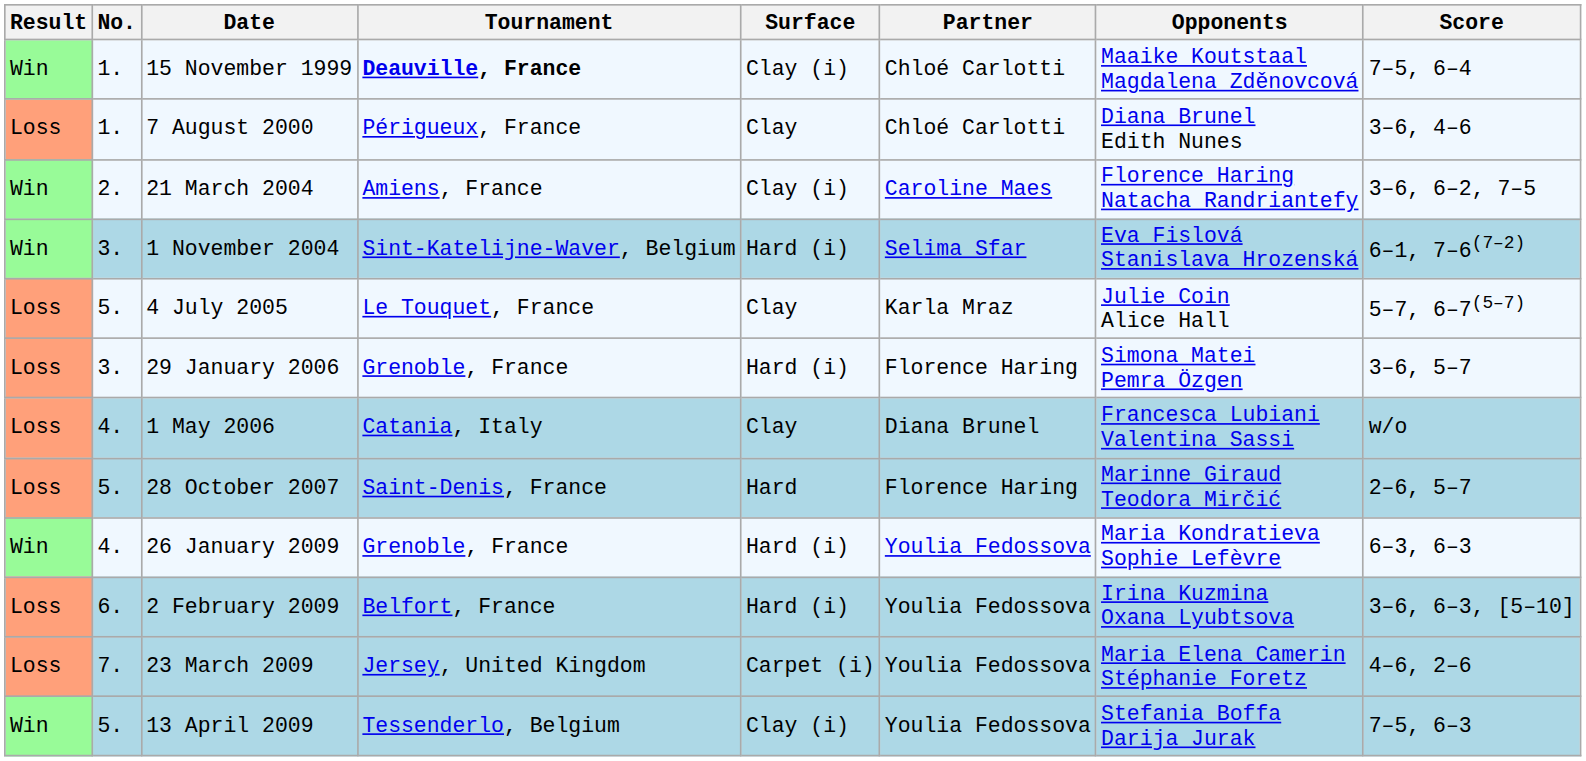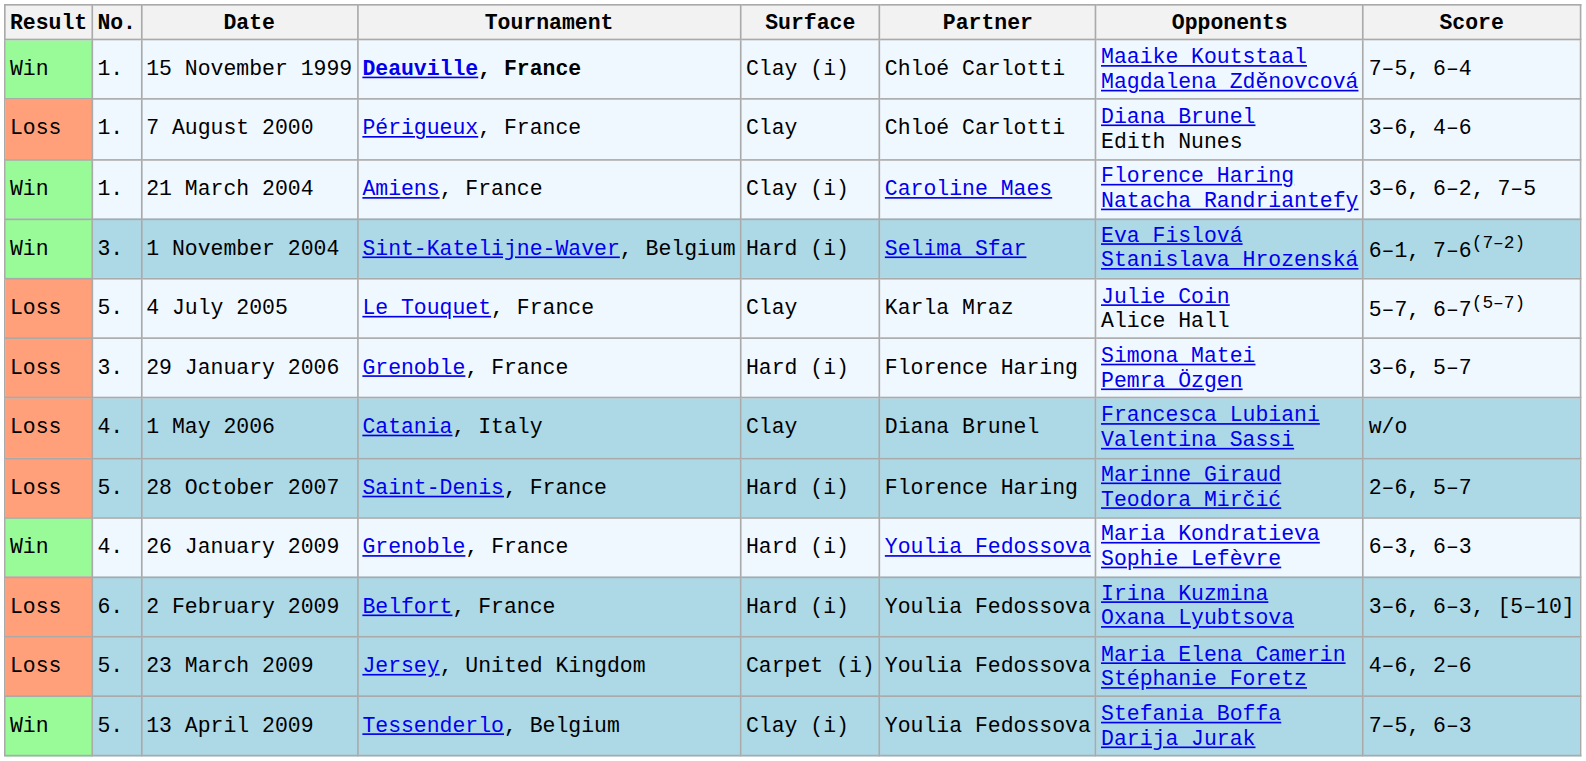(110, 189) 2. -> (110, 189) 1.
(772, 488) Hard -> (797, 488) Hard (i)
(110, 667) 7. -> (110, 667) 5.
